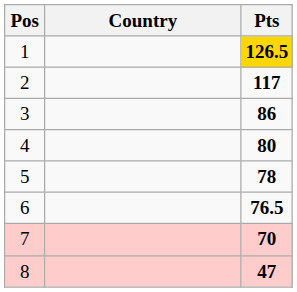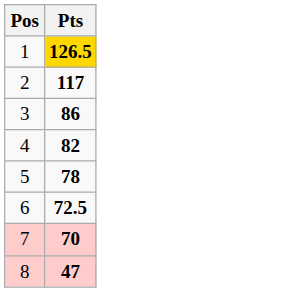- column: (143, 20)
(267, 145) 80 -> (70, 145) 82
(267, 208) 76.5 -> (70, 208) 72.5
